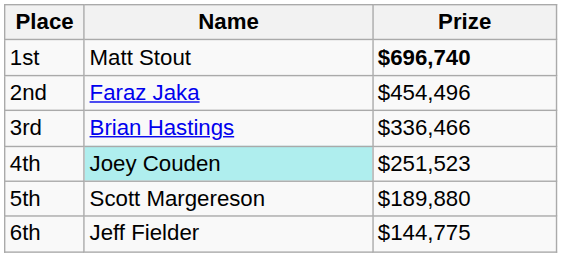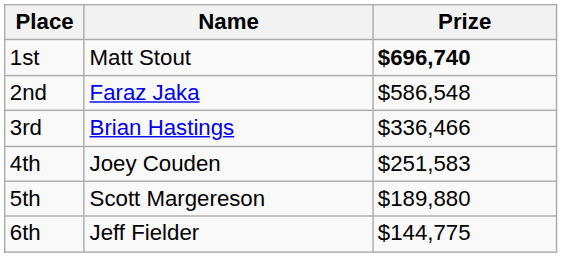(424, 92) $454,496 -> (424, 92) $586,548
(155, 163) paleturquoise background -> (155, 163) no background
(424, 163) $251,523 -> (424, 163) $251,583
